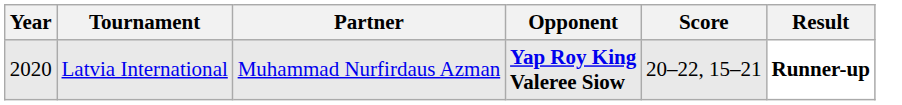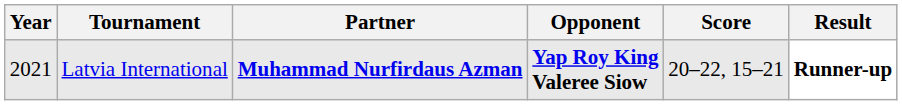(31, 69) 2020 -> (31, 69) 2021
(369, 69) normal -> (380, 69) bold
